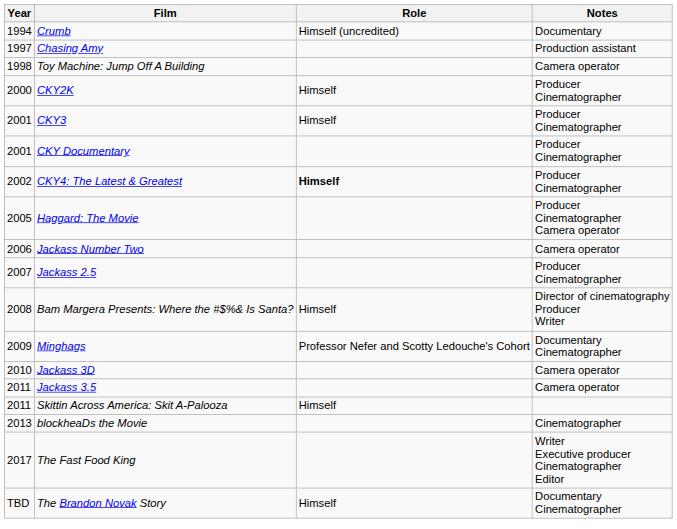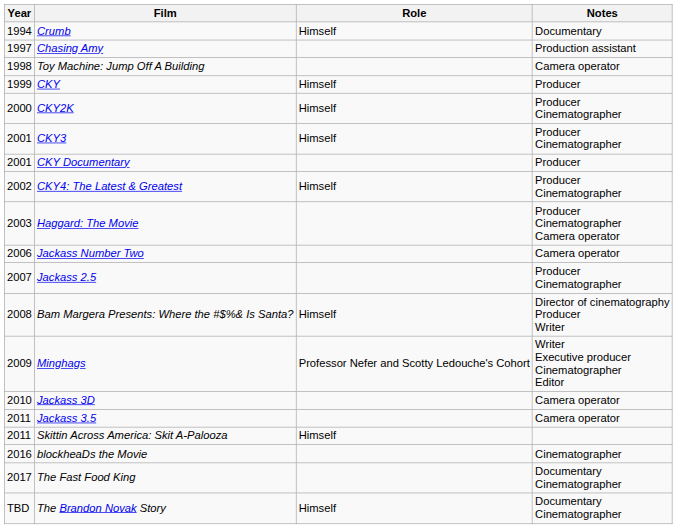(349, 31) Himself (uncredited) -> (317, 31) Himself
+ row: (49, 84)
(578, 151) Producer Cinematographer -> (558, 162) Producer
(319, 181) bold -> (317, 186) normal
(19, 218) 2005 -> (19, 223) 2003
(578, 346) Documentary Cinematographer -> (583, 363) Writer Executive producer Cinematographer Editor
(19, 423) 2013 -> (19, 453) 2016
(583, 460) Writer Executive producer Cinematographer Editor -> (578, 478) Documentary Cinematographer
